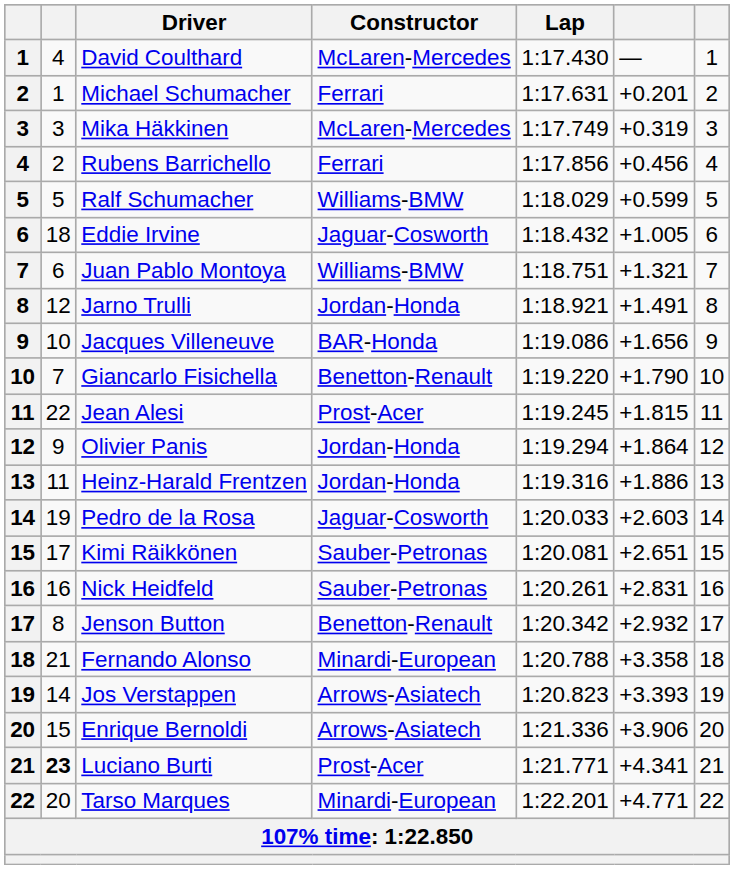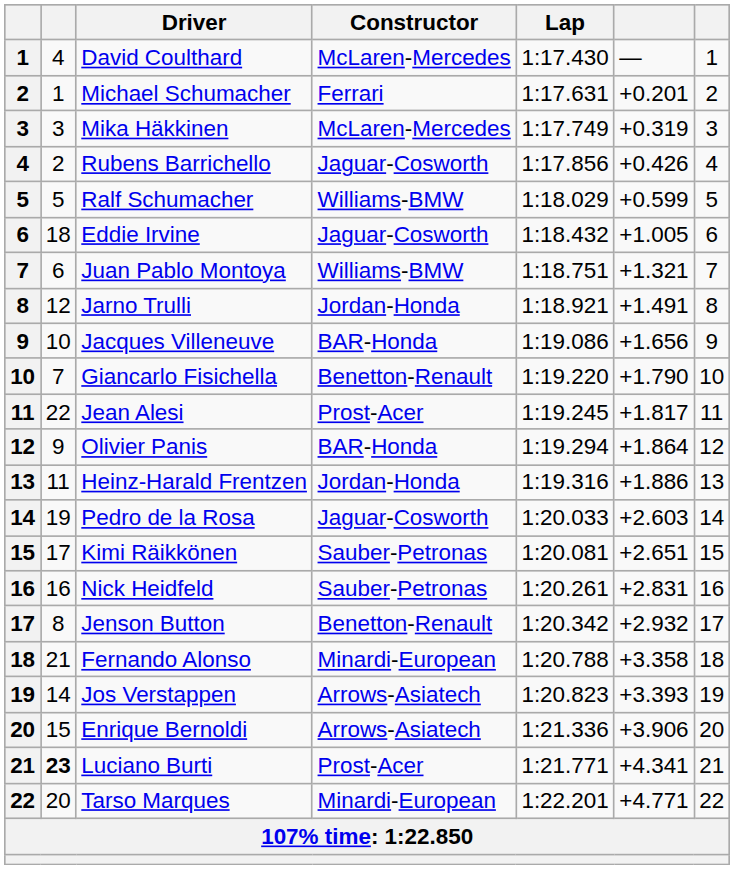(351, 164) Ferrari -> (403, 164) Jaguar-Cosworth
(654, 164) +0.456 -> (654, 164) +0.426
(654, 411) +1.815 -> (654, 411) +1.817
(389, 447) Jordan-Honda -> (377, 447) BAR-Honda
